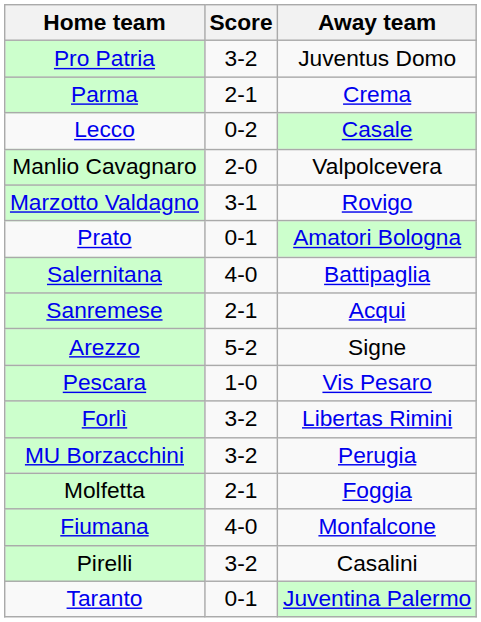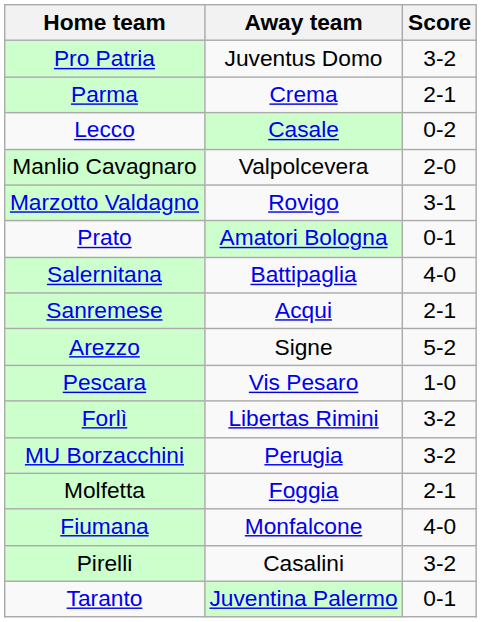columns swapped: (241, 22) <-> (377, 22)
